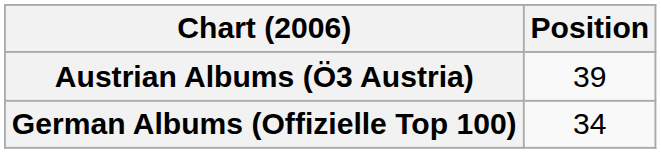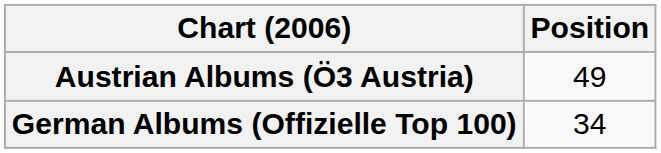(590, 76) 39 -> (590, 76) 49
